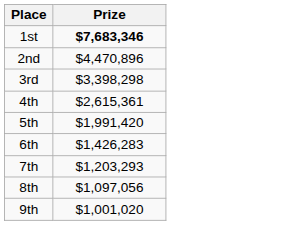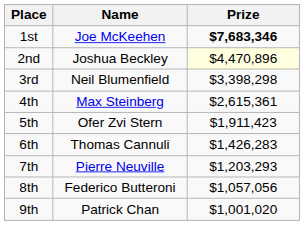+ column: (120, 15)
(109, 58) no background -> (243, 58) lightyellow background
(109, 123) $1,991,420 -> (243, 123) $1,911,423
(109, 187) $1,097,056 -> (243, 187) $1,057,056
